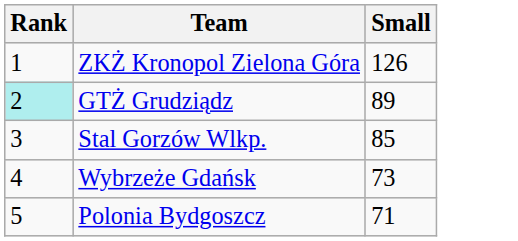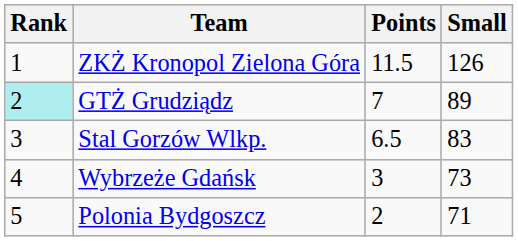+ column: (404, 23)
(383, 139) 85 -> (459, 139) 83
